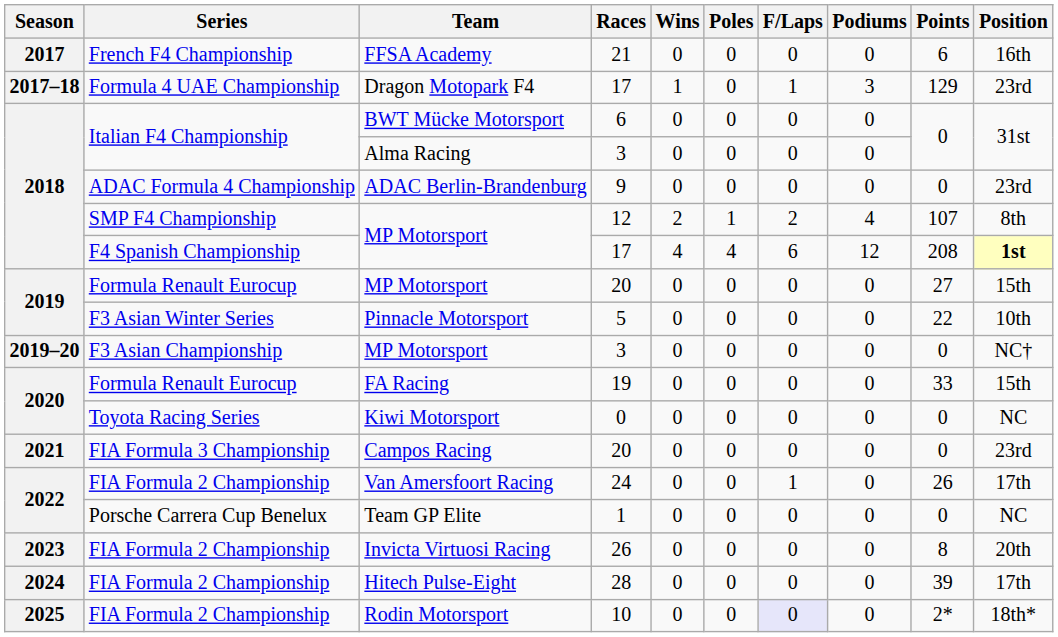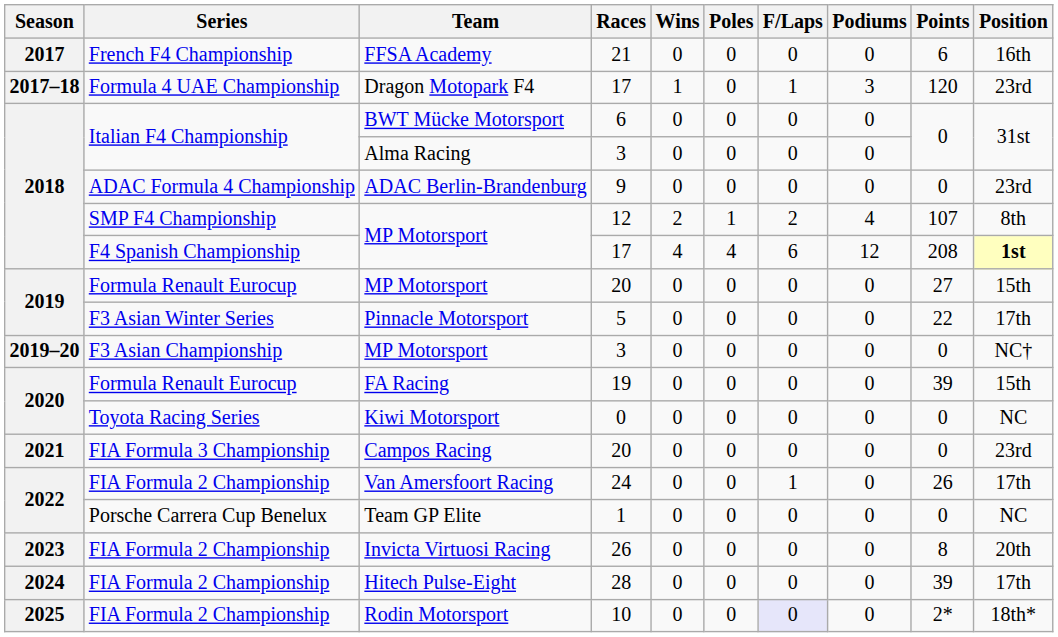(943, 87) 129 -> (943, 87) 120
(1013, 318) 10th -> (1013, 318) 17th
(943, 384) 33 -> (943, 384) 39
